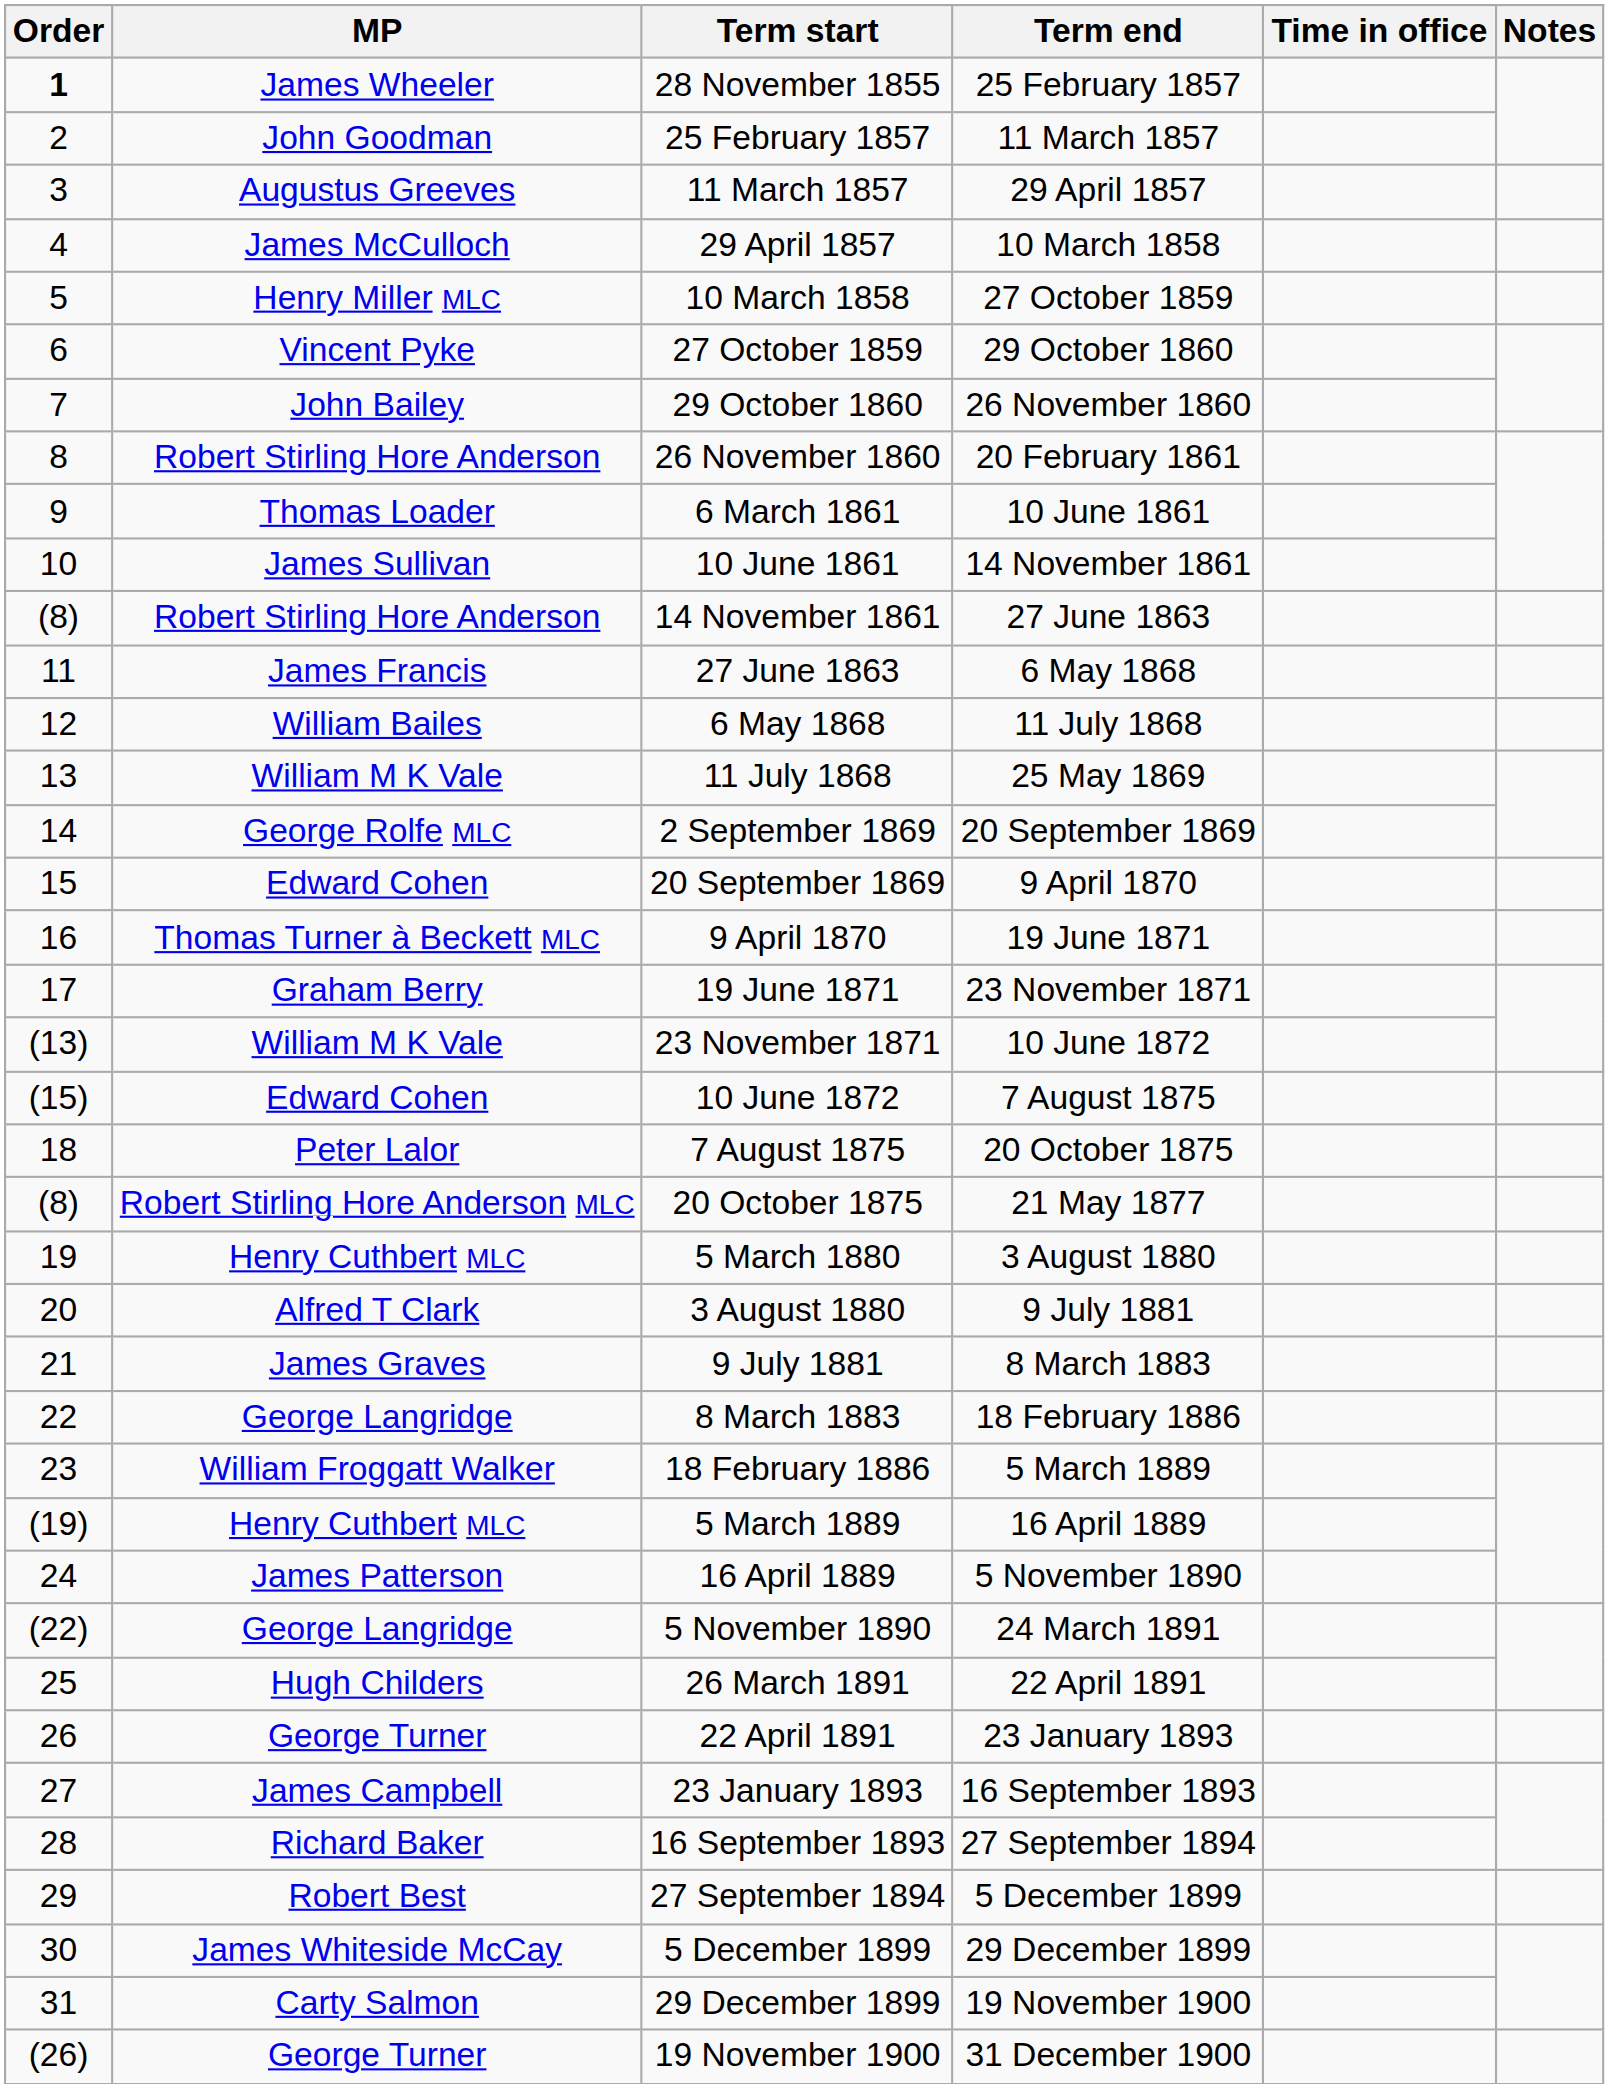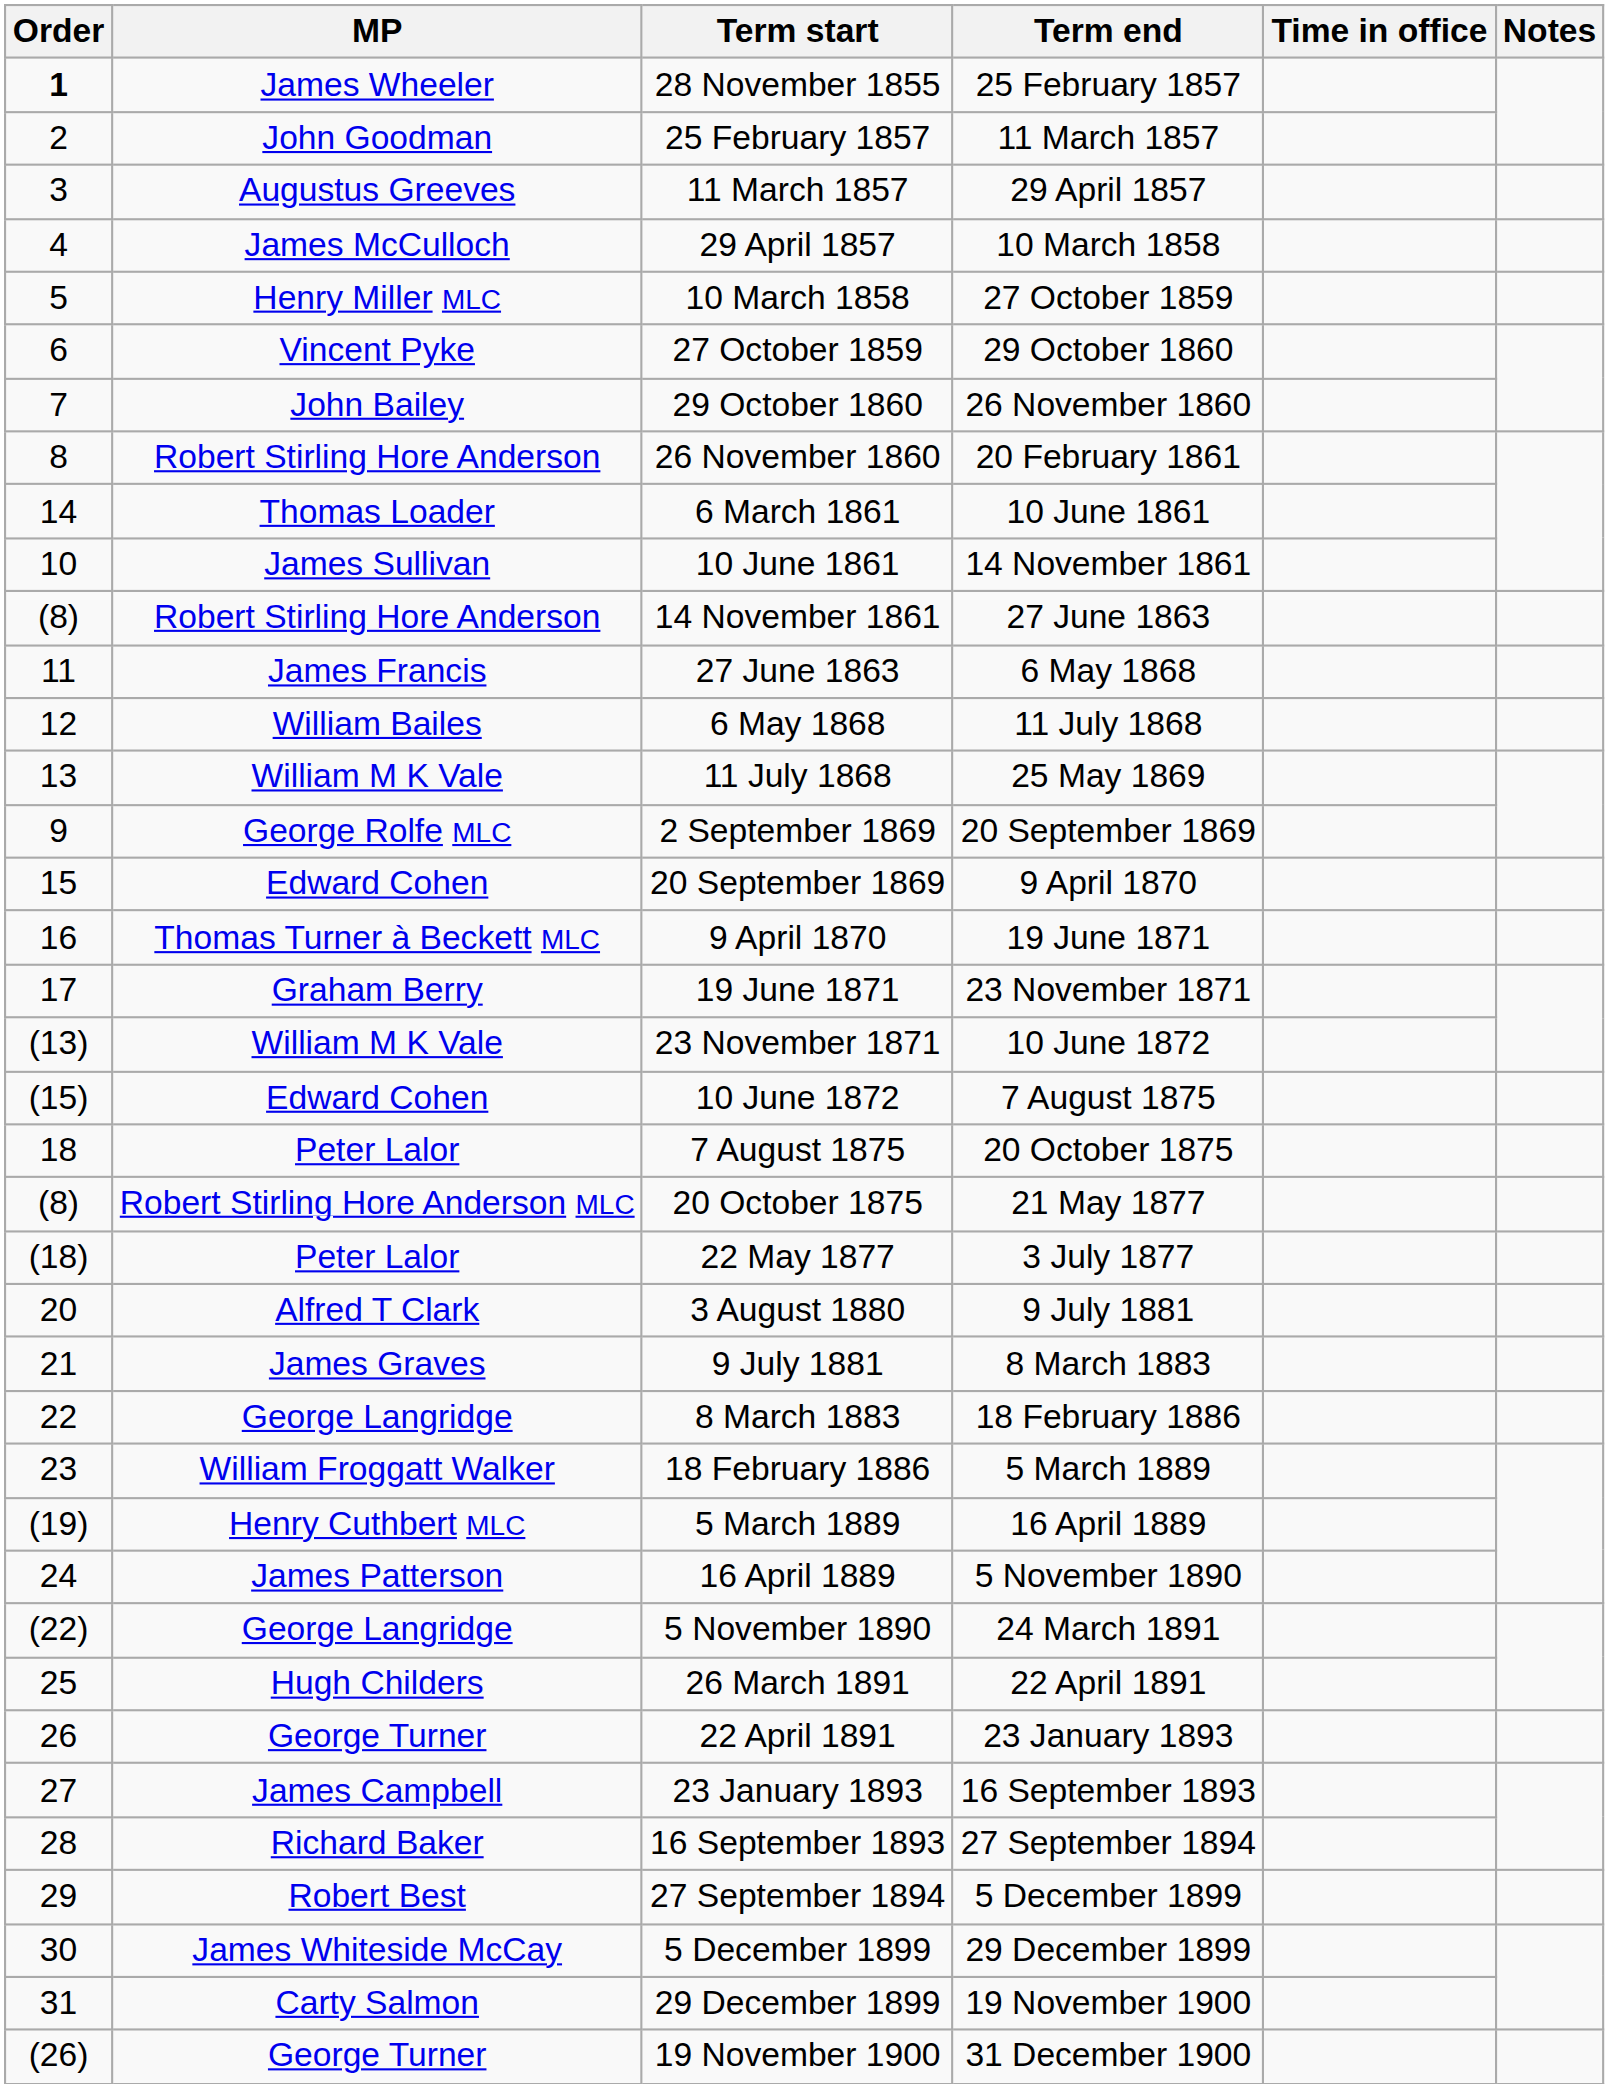(59, 510) 9 -> (59, 510) 14
(59, 830) 14 -> (59, 830) 9
+ row: (798, 1256)
- row: (798, 1256)
